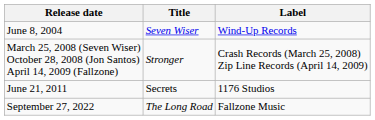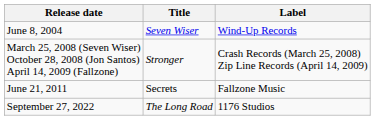(246, 89) 1176 Studios -> (251, 89) Fallzone Music
(251, 106) Fallzone Music -> (246, 106) 1176 Studios
